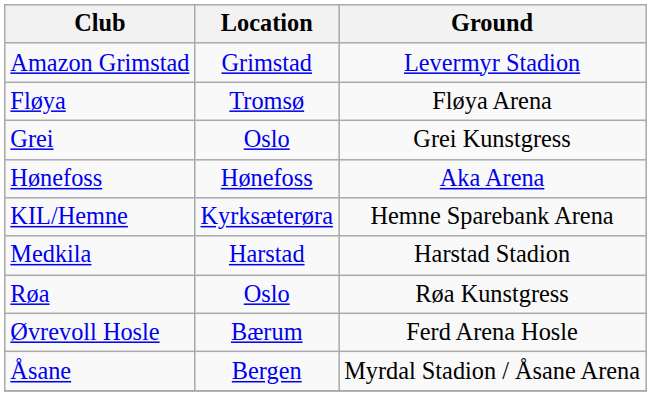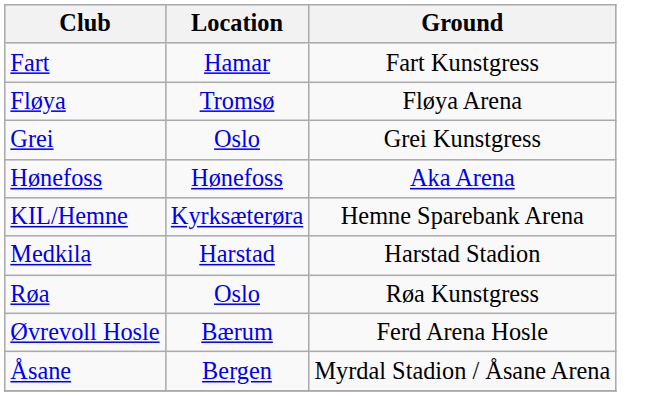- row: (100, 62)
+ row: (30, 62)
